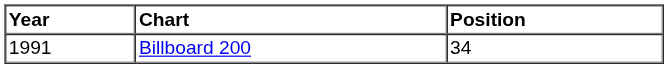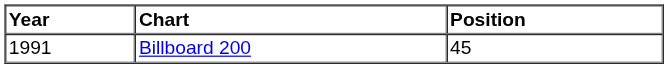(461, 48) 34 -> (461, 48) 45
